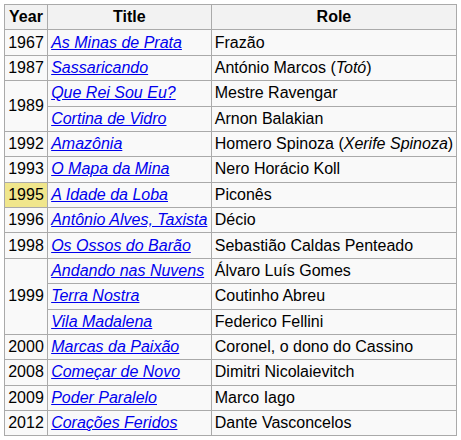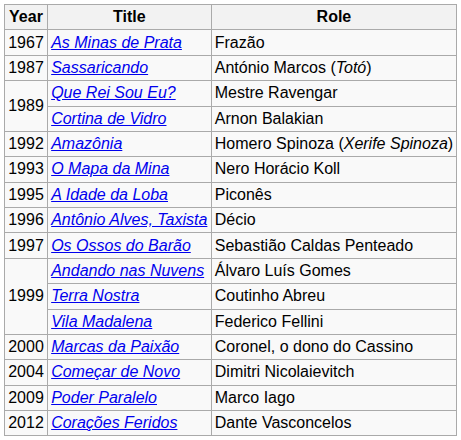(26, 194) khaki background -> (26, 194) no background
(26, 245) 1998 -> (26, 245) 1997
(26, 372) 2008 -> (26, 372) 2004
